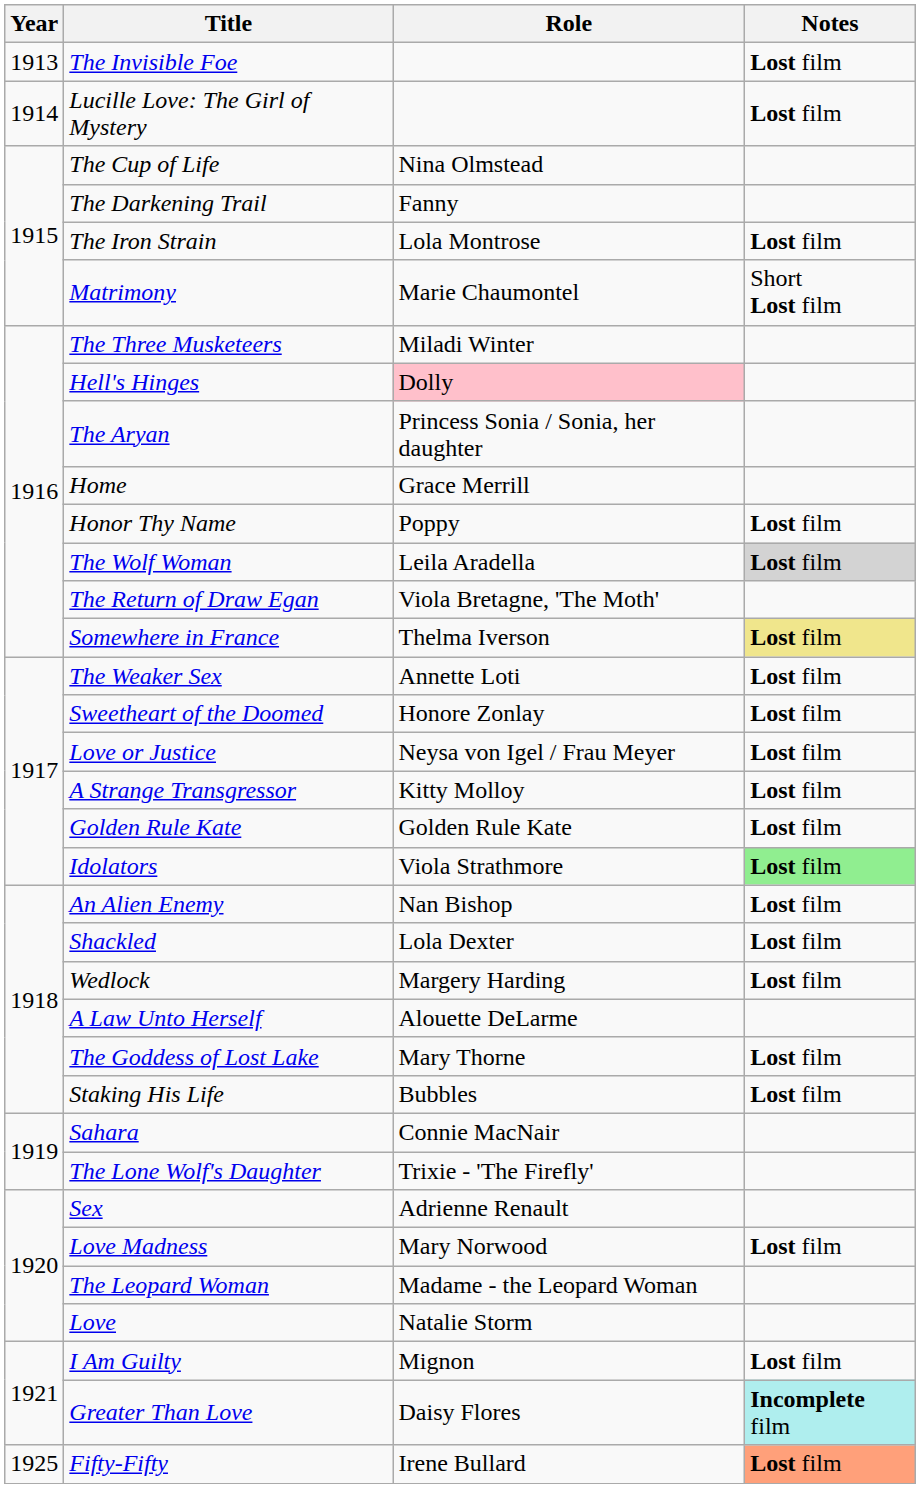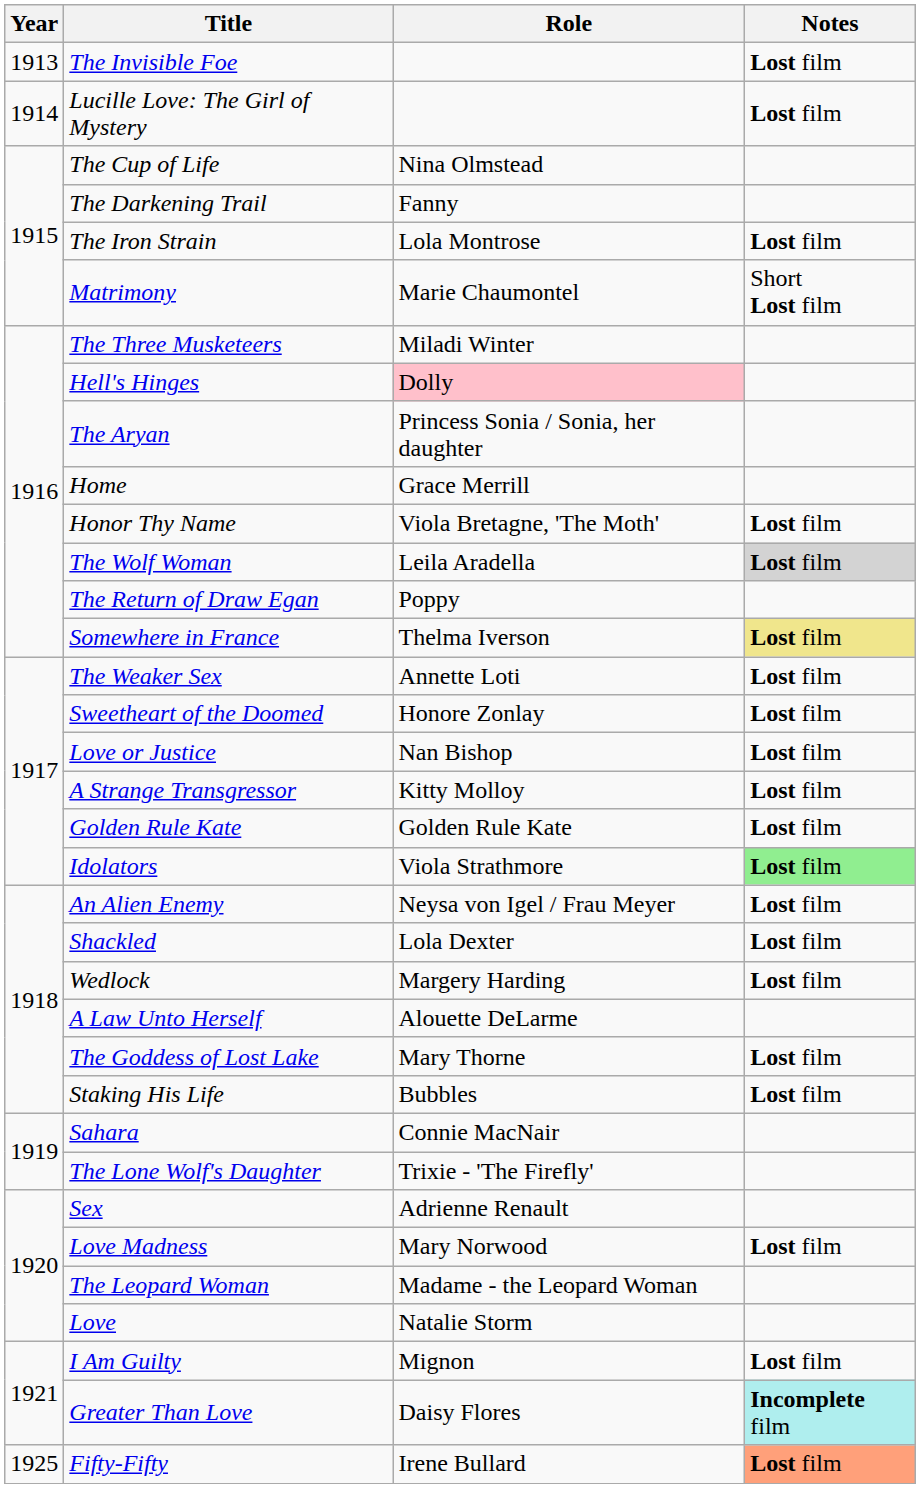(429, 523) Poppy -> (529, 523) Viola Bretagne, 'The Moth'
(529, 599) Viola Bretagne, 'The Moth' -> (429, 599) Poppy
(537, 751) Neysa von Igel / Frau Meyer -> (456, 751) Nan Bishop
(456, 903) Nan Bishop -> (537, 903) Neysa von Igel / Frau Meyer
